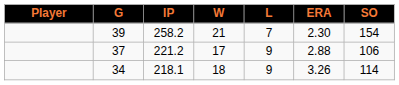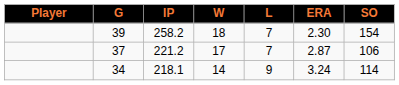(219, 32) 21 -> (219, 32) 18
(269, 51) 9 -> (269, 51) 7
(319, 51) 2.88 -> (319, 51) 2.87
(219, 70) 18 -> (219, 70) 14
(319, 70) 3.26 -> (319, 70) 3.24
